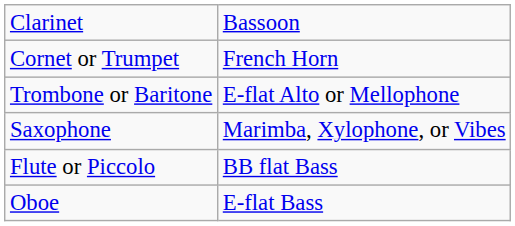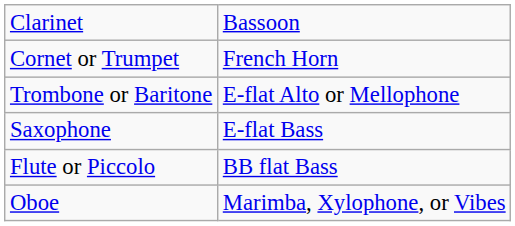(364, 130) Marimba, Xylophone, or Vibes -> (273, 130) E-flat Bass
(273, 202) E-flat Bass -> (364, 202) Marimba, Xylophone, or Vibes
